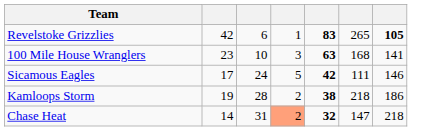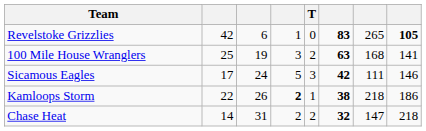+ column: (312, 14)
(227, 55) 23 -> (227, 55) 25
(261, 55) 10 -> (261, 55) 19
(227, 95) 19 -> (227, 95) 22
(261, 95) 28 -> (261, 95) 26
(298, 95) normal -> (298, 95) bold
(298, 116) lightsalmon background -> (298, 116) no background
